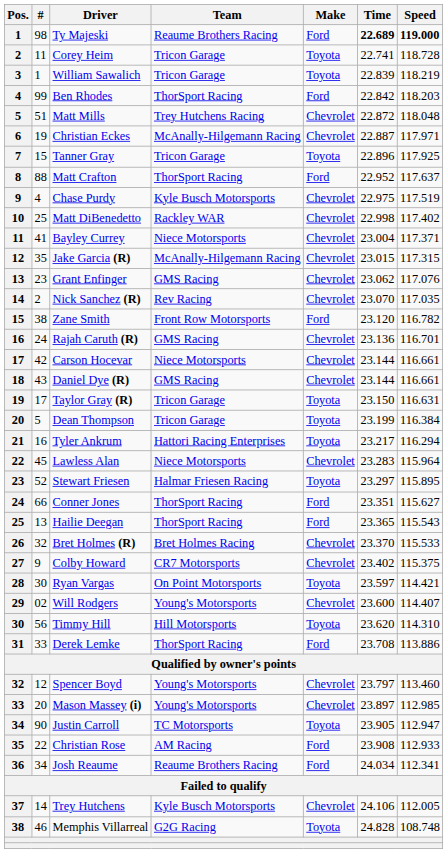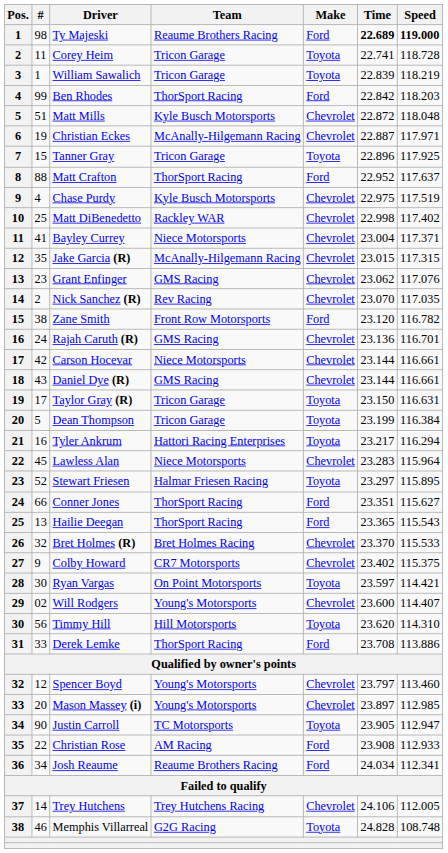(209, 116) Trey Hutchens Racing -> (214, 116) Kyle Busch Motorsports
(214, 806) Kyle Busch Motorsports -> (209, 806) Trey Hutchens Racing
